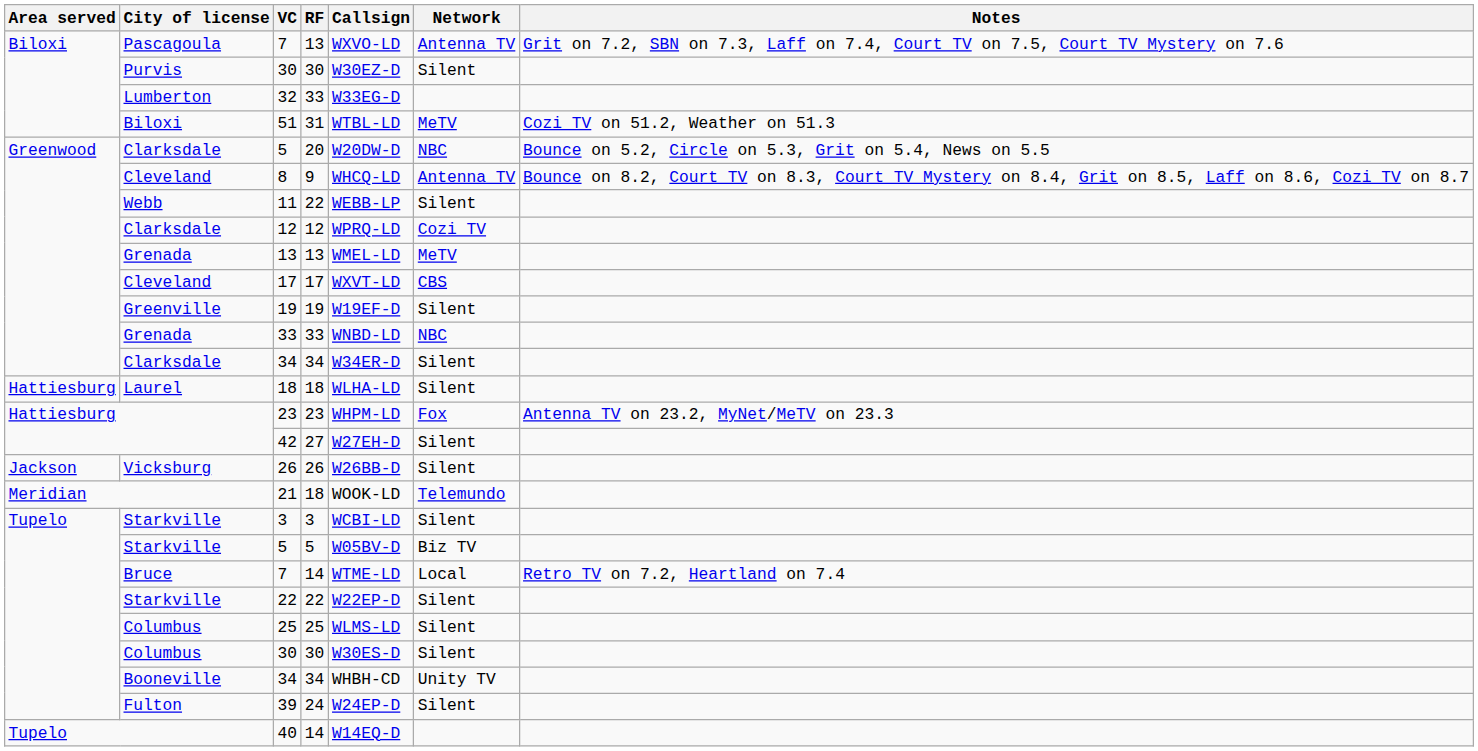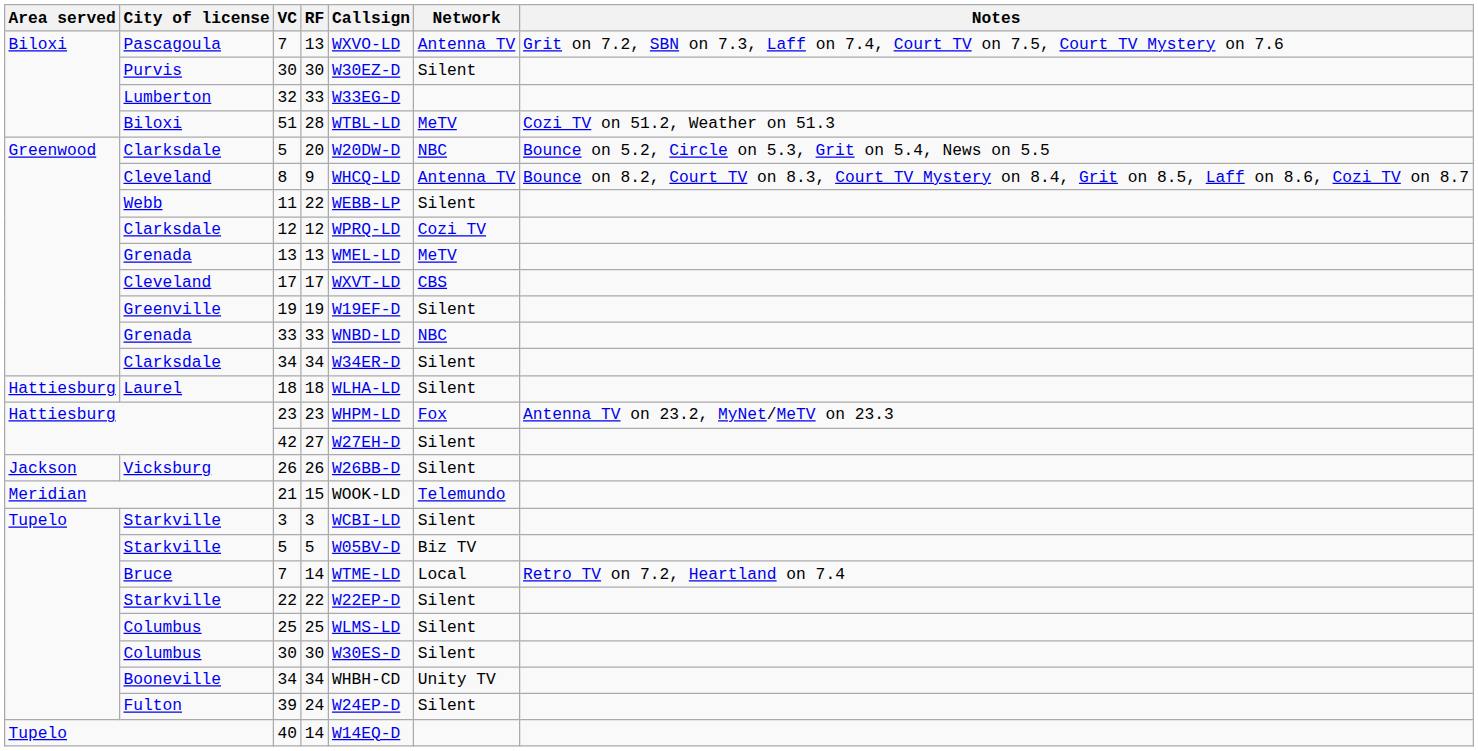(315, 124) 31 -> (315, 124) 28
(315, 495) 18 -> (315, 495) 15
